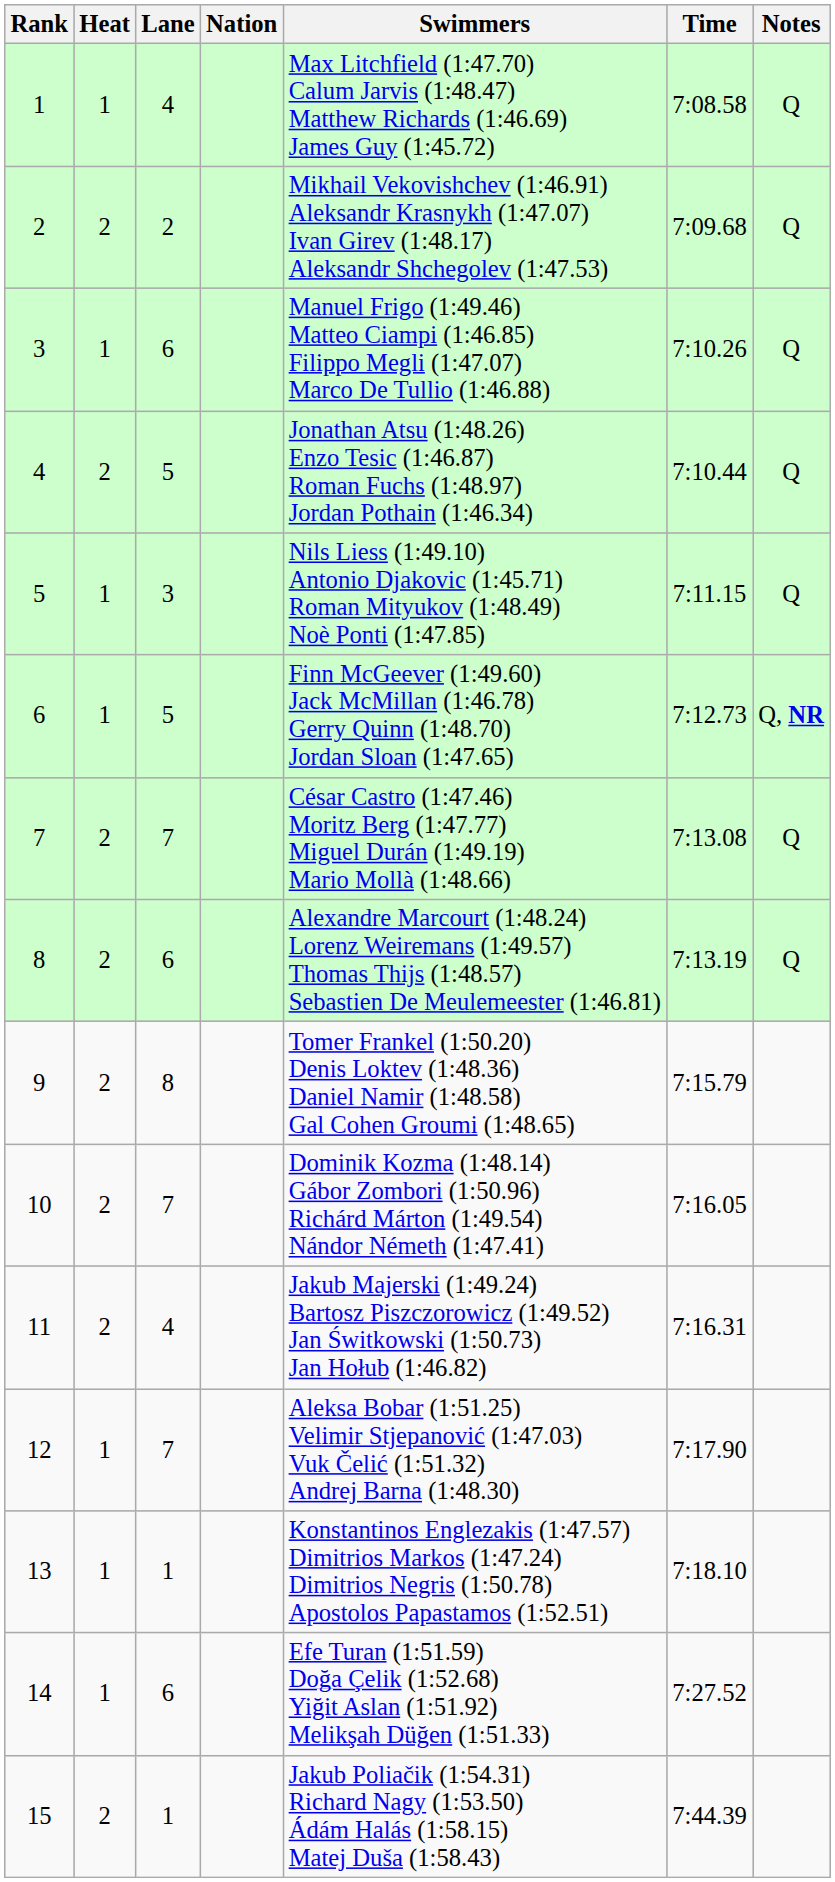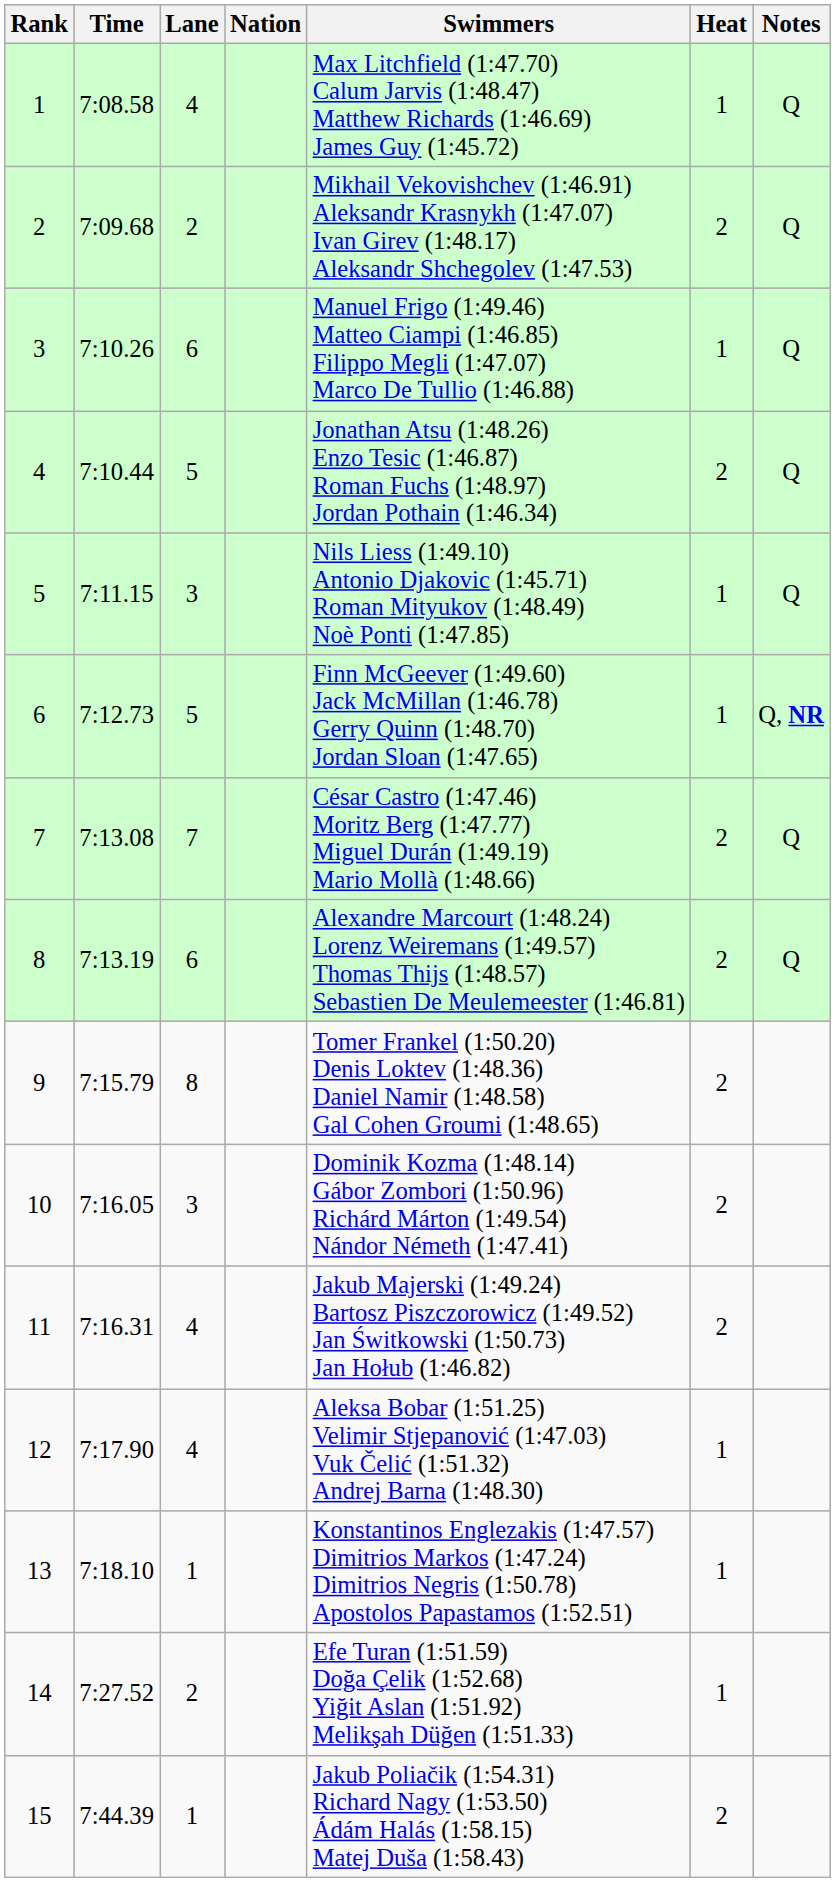columns swapped: (105, 24) <-> (710, 24)
(168, 1204) 7 -> (192, 1204) 3
(168, 1449) 7 -> (192, 1449) 4
(168, 1693) 6 -> (192, 1693) 2
